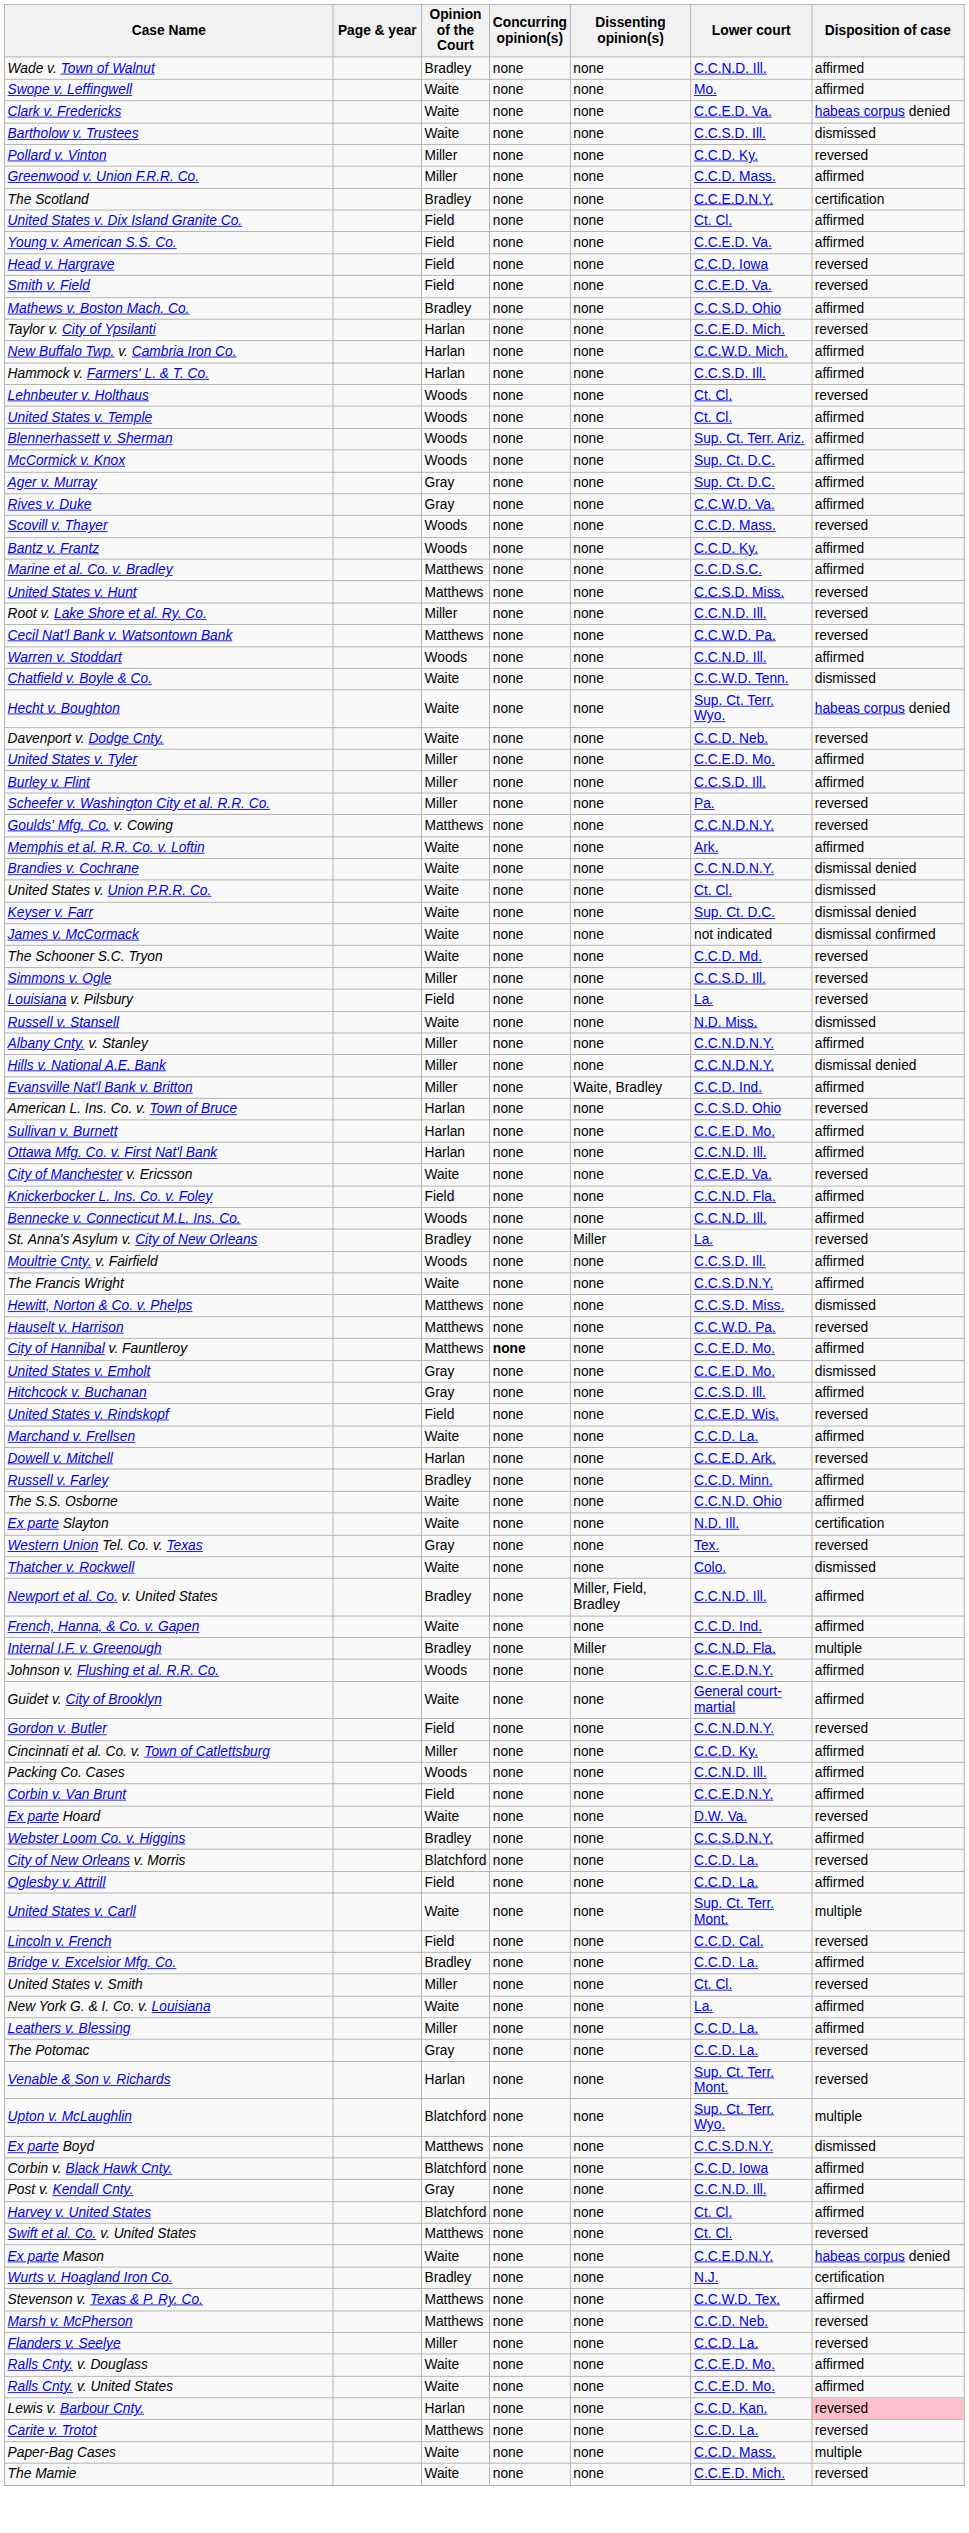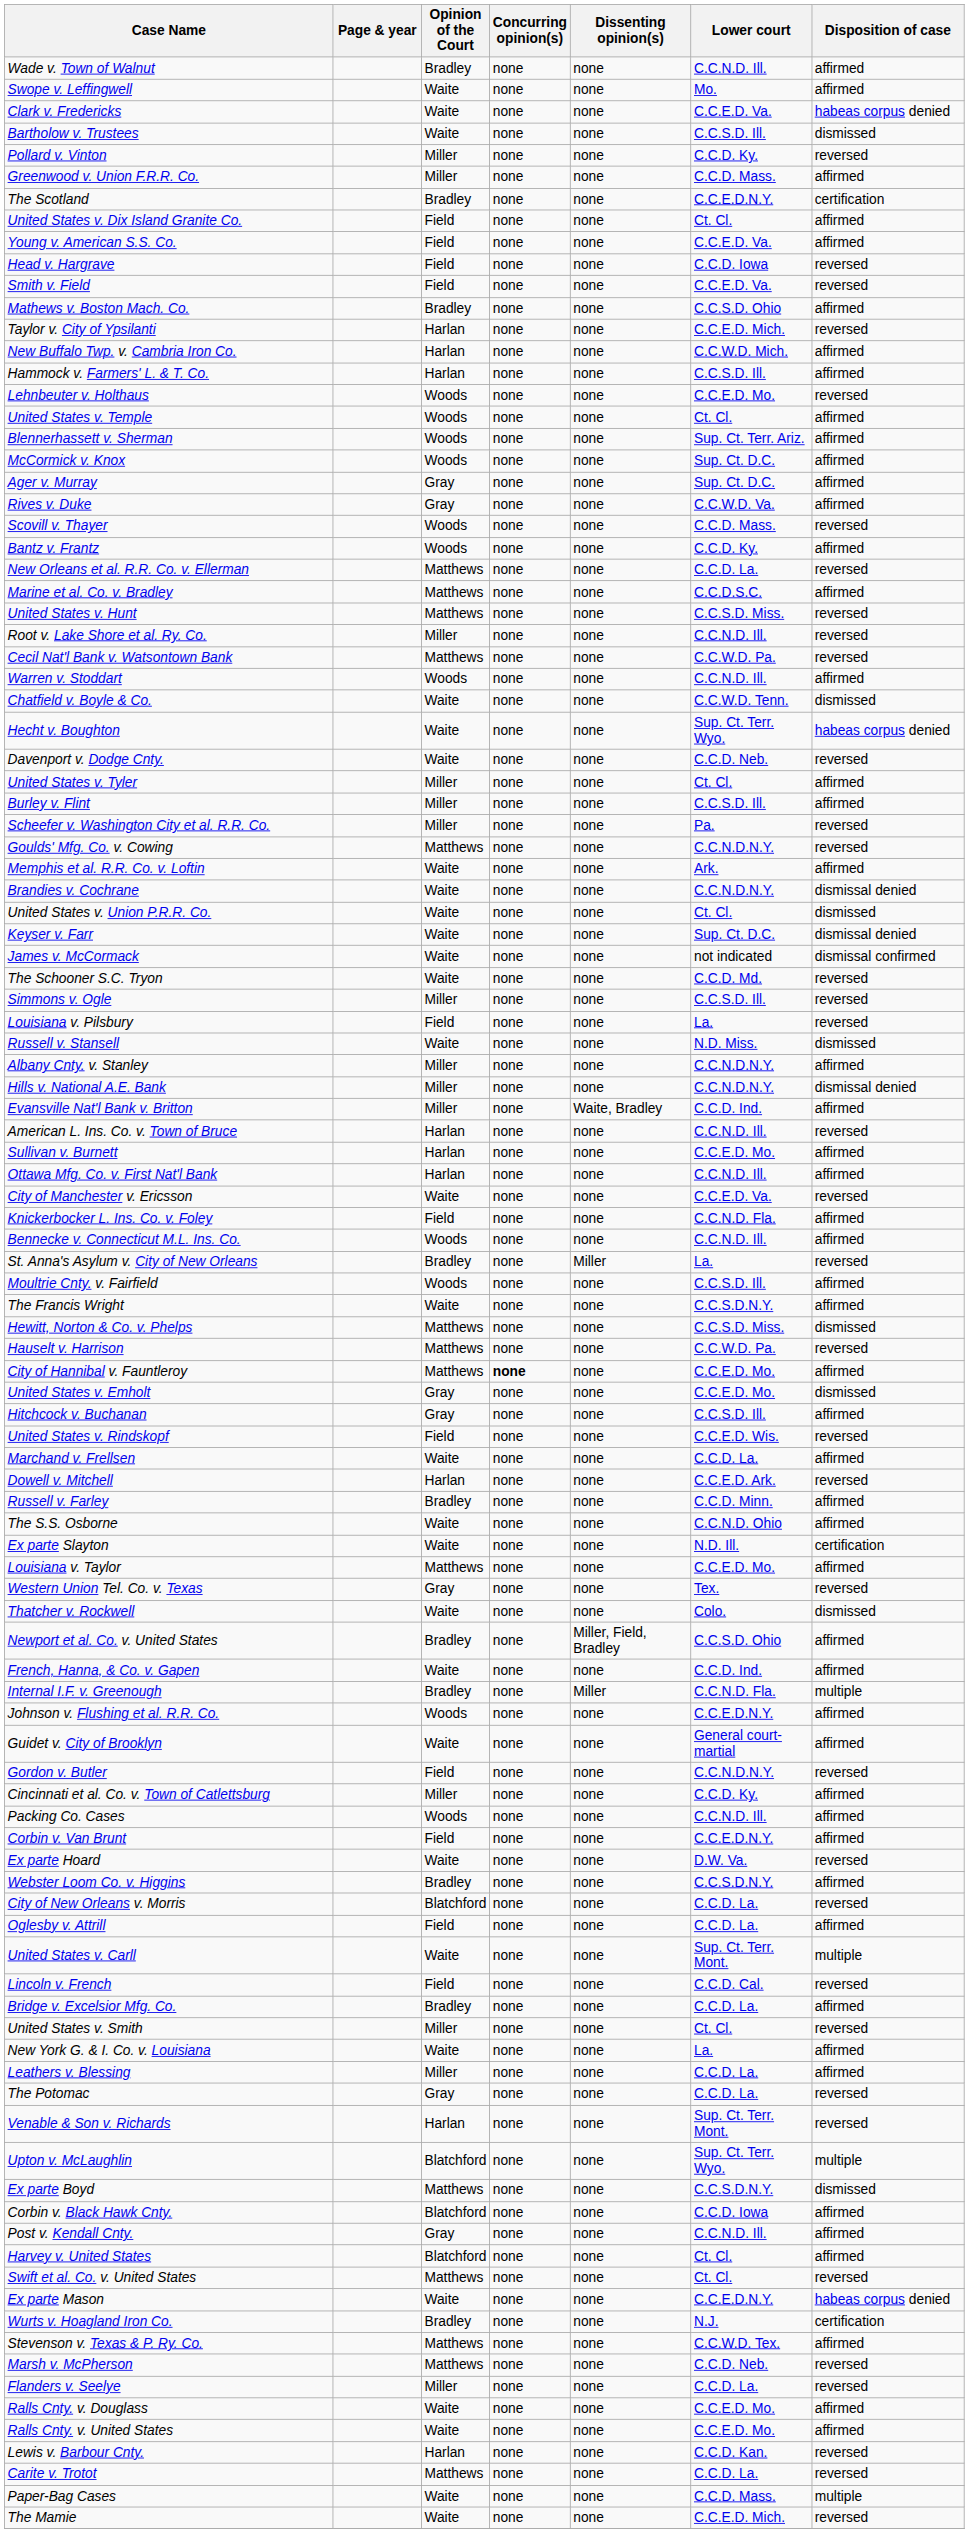(713, 395) Ct. Cl. -> (735, 395) C.C.E.D. Mo.
+ row: (128, 570)
(735, 760) C.C.E.D. Mo. -> (713, 781) Ct. Cl.
(738, 1109) C.C.S.D. Ohio -> (730, 1131) C.C.N.D. Ill.
+ row: (64, 1567)
(730, 1597) C.C.N.D. Ill. -> (738, 1640) C.C.S.D. Ohio
(841, 2408) pink background -> (841, 2452) no background
